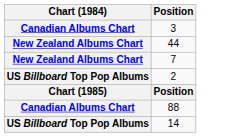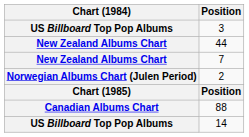(78, 28) Canadian Albums Chart -> (102, 28) US Billboard Top Pop Albums
(78, 76) US Billboard Top Pop Albums -> (102, 76) Norwegian Albums Chart (Julen Period)
